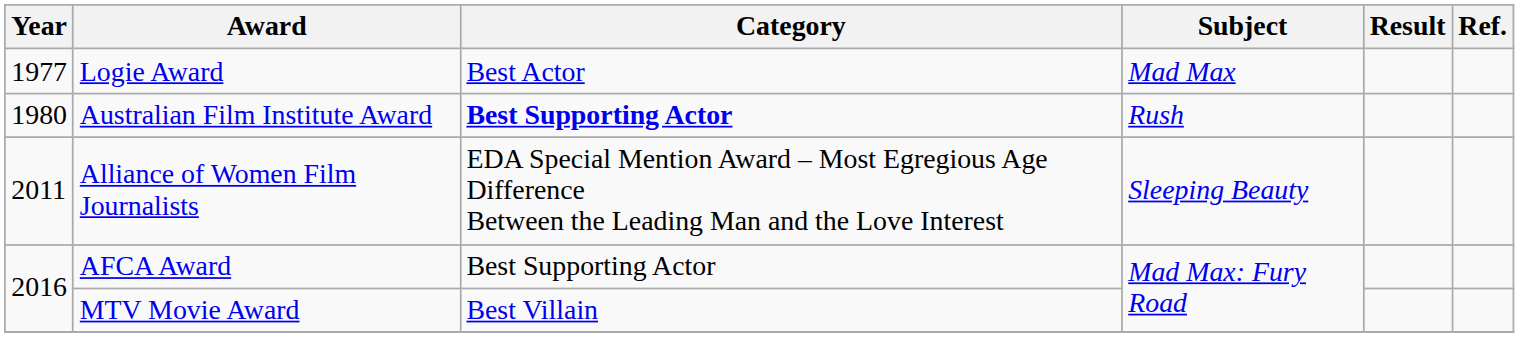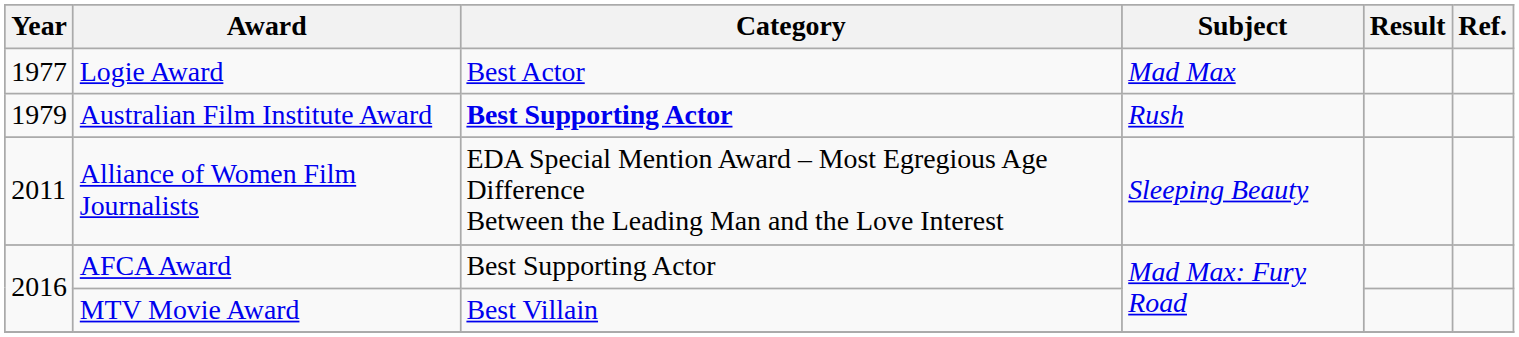(39, 114) 1980 -> (39, 114) 1979
